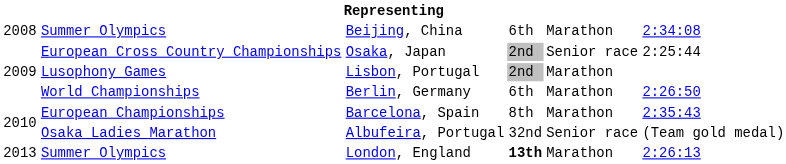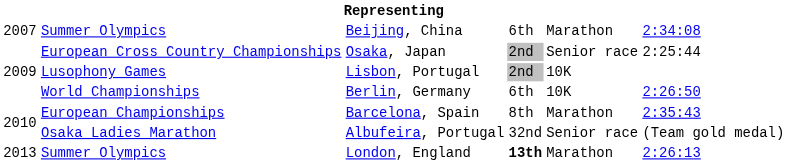(20, 32) 2008 -> (20, 32) 2007
(580, 72) Marathon -> (559, 72) 10K
(580, 93) Marathon -> (559, 93) 10K
